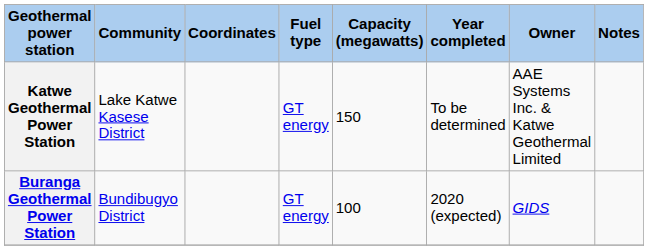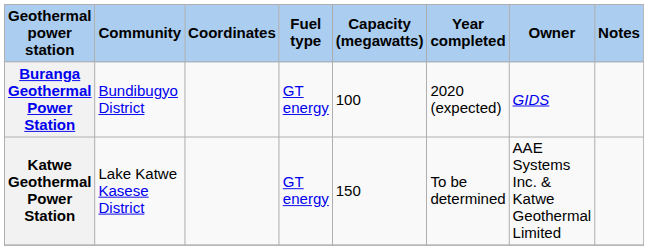rows swapped: (50, 207) <-> (50, 116)
